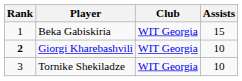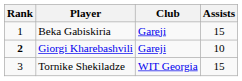(168, 31) WIT Georgia -> (152, 31) Gareji
(168, 48) WIT Georgia -> (152, 48) Gareji
(219, 66) 10 -> (219, 66) 15
